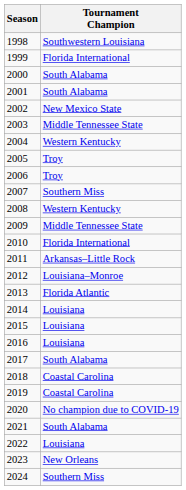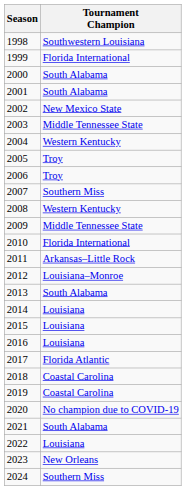(76, 292) Florida Atlantic -> (75, 292) South Alabama
(75, 359) South Alabama -> (76, 359) Florida Atlantic
